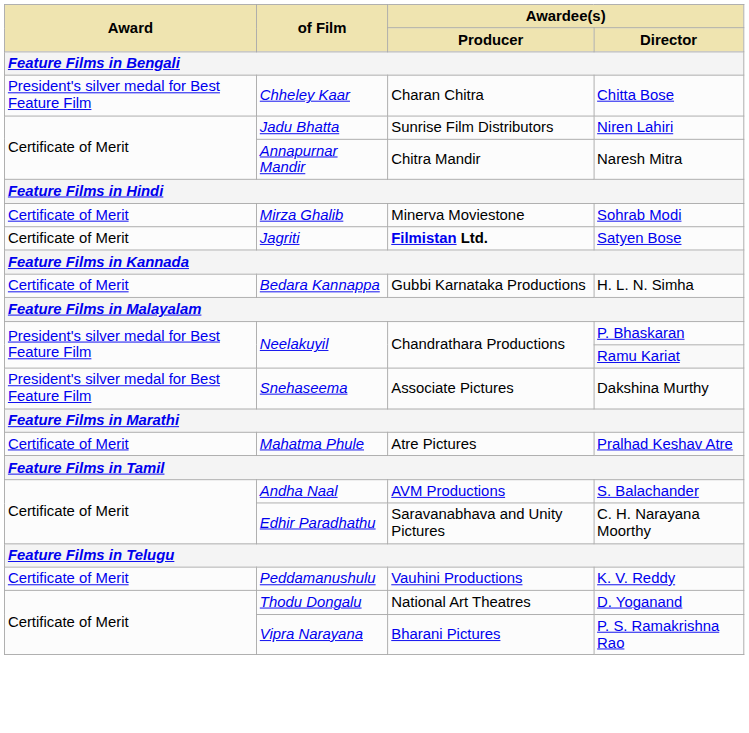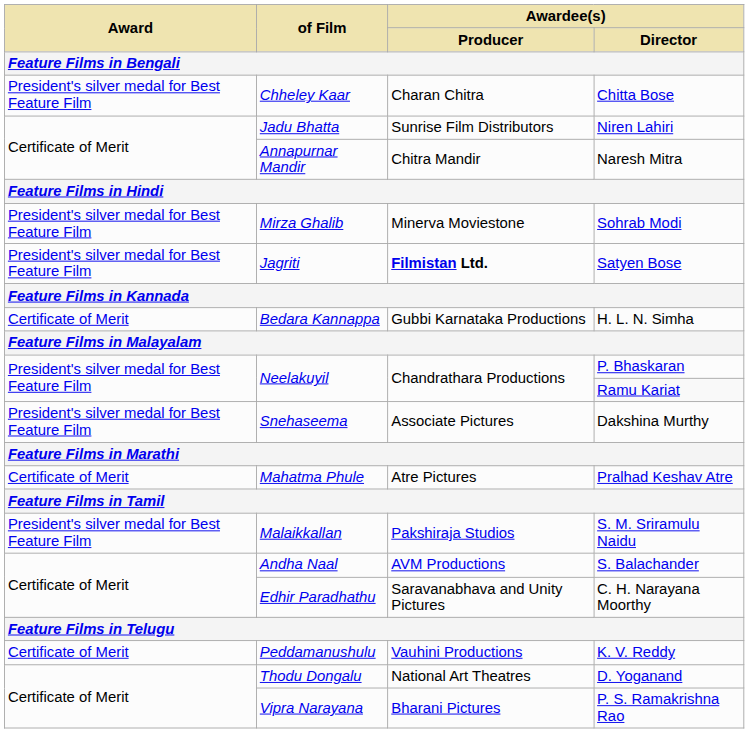(68, 214) Certificate of Merit -> (114, 223) President's silver medal for Best Feature Film
(68, 238) Certificate of Merit -> (114, 263) President's silver medal for Best Feature Film
+ row: (648, 533)
